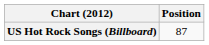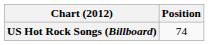(181, 31) 87 -> (181, 31) 74
